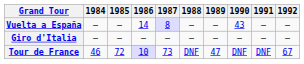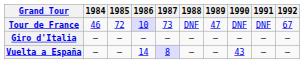rows swapped: (44, 25) <-> (44, 52)
